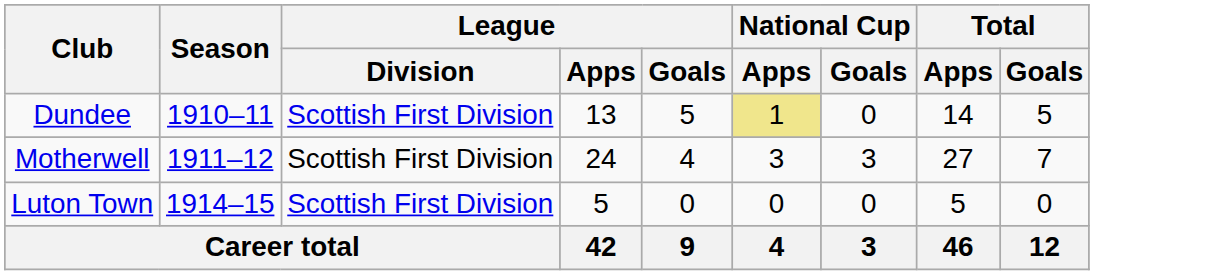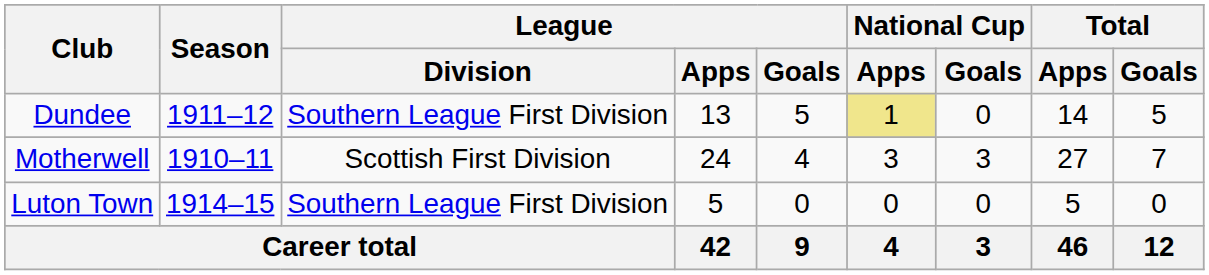(220, 114) 1910–11 -> (220, 114) 1911–12
(420, 114) Scottish First Division -> (478, 114) Southern League First Division
(220, 159) 1911–12 -> (220, 159) 1910–11
(420, 203) Scottish First Division -> (478, 203) Southern League First Division
